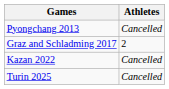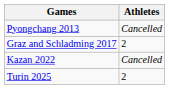(142, 76) Cancelled -> (124, 76) 2
